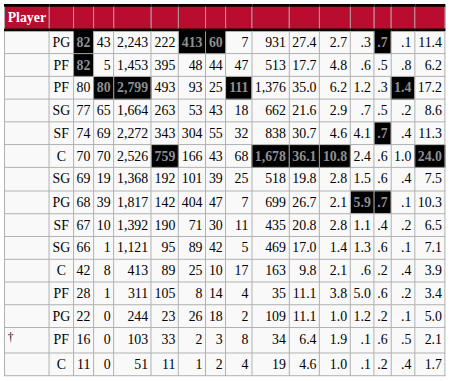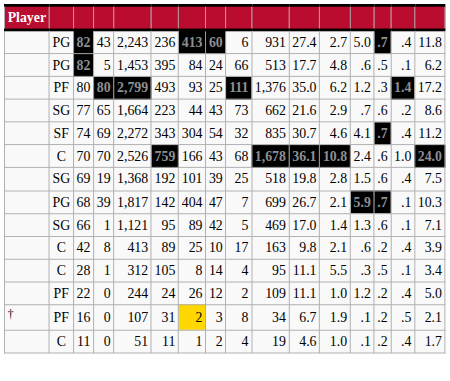(165, 42) 222 -> (165, 42) 236
(245, 42) 7 -> (245, 42) 6
(366, 42) .3 -> (362, 42) 5.0
(406, 42) .1 -> (406, 42) .4
(430, 42) 11.4 -> (430, 42) 11.8
(61, 65) PF -> (61, 65) PG
(196, 65) 48 -> (196, 65) 84
(216, 65) 44 -> (216, 65) 24
(241, 65) 47 -> (241, 65) 66
(406, 65) .8 -> (406, 65) .1
(165, 110) 263 -> (165, 110) 223
(196, 110) 53 -> (196, 110) 44
(241, 110) 18 -> (241, 110) 73
(382, 110) .5 -> (382, 110) .6
(216, 133) 55 -> (216, 133) 54
(276, 133) 838 -> (276, 133) 835
(430, 133) 11.3 -> (430, 133) 11.2
- row: (83, 224)
(61, 293) PF -> (61, 270) C
(138, 293) 311 -> (138, 270) 312
(279, 293) 35 -> (279, 270) 95
(338, 293) 3.8 -> (338, 270) 5.5
(362, 293) 5.0 -> (366, 270) .3
(382, 293) .6 -> (382, 270) .5
(406, 293) .2 -> (406, 270) .1
(61, 316) PG -> (61, 293) PF
(168, 316) 23 -> (168, 293) 24
(216, 316) 18 -> (216, 293) 12
(406, 316) .1 -> (406, 293) .4
(138, 340) 103 -> (138, 317) 107
(168, 340) 33 -> (168, 317) 31
(199, 340) no background -> (199, 317) gold background
(308, 340) 6.4 -> (308, 317) 6.7
(382, 340) .6 -> (382, 317) .2
